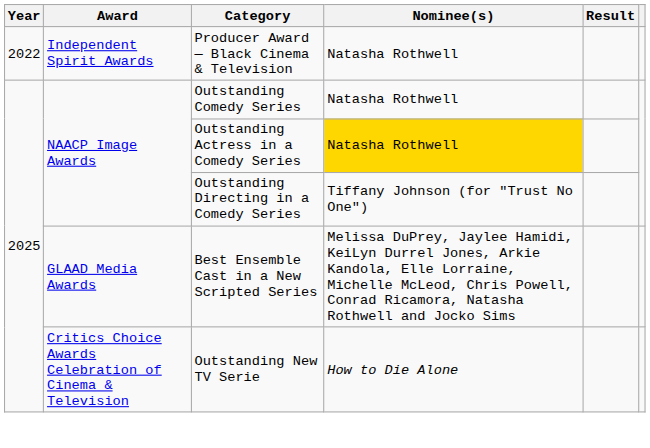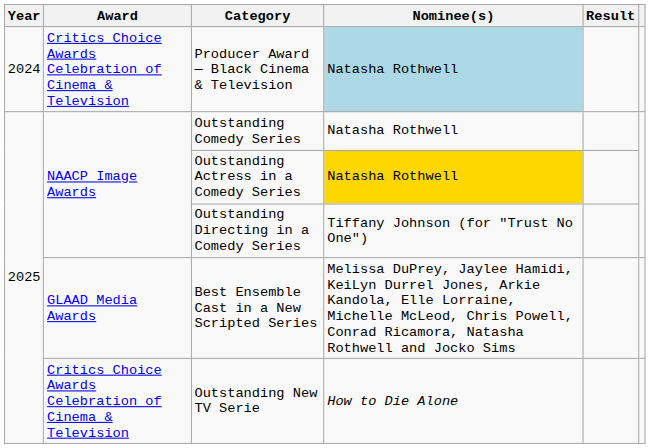(24, 54) 2022 -> (24, 69) 2024
(100, 54) Independent Spirit Awards -> (104, 69) Critics Choice Awards Celebration of Cinema & Television
(393, 54) no background -> (393, 69) lightblue background
